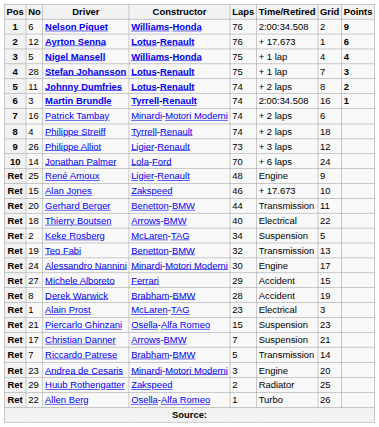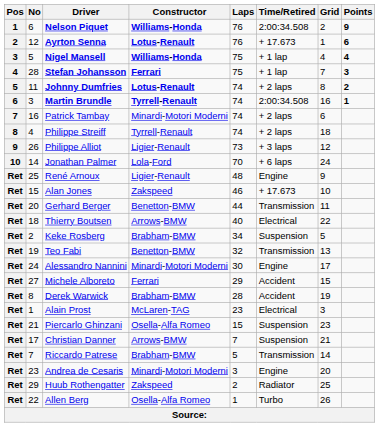(163, 72) Lotus-Renault -> (146, 72) Ferrari
(160, 236) McLaren-TAG -> (163, 236) Brabham-BMW
